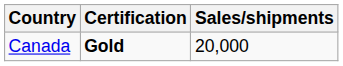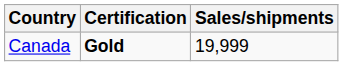(222, 46) 20,000 -> (222, 46) 19,999
